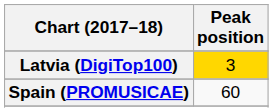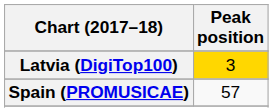(231, 92) 60 -> (231, 92) 57
